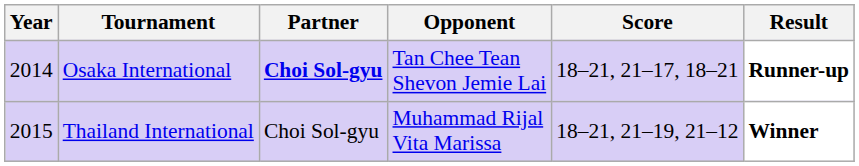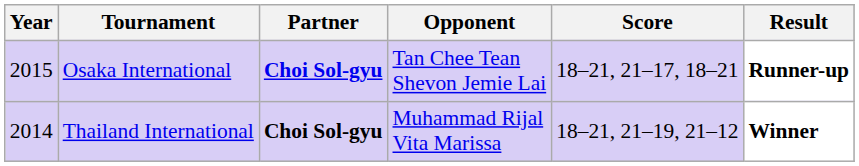(31, 70) 2014 -> (31, 70) 2015
(31, 131) 2015 -> (31, 131) 2014
(321, 131) normal -> (323, 131) bold
